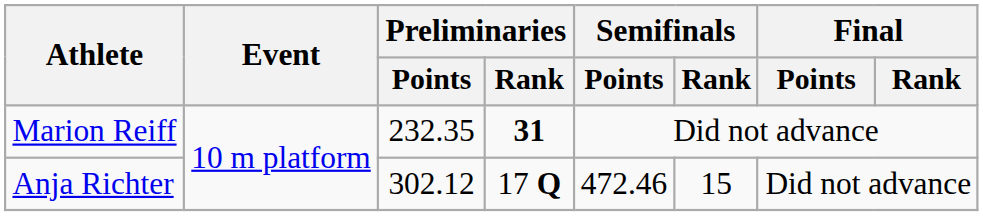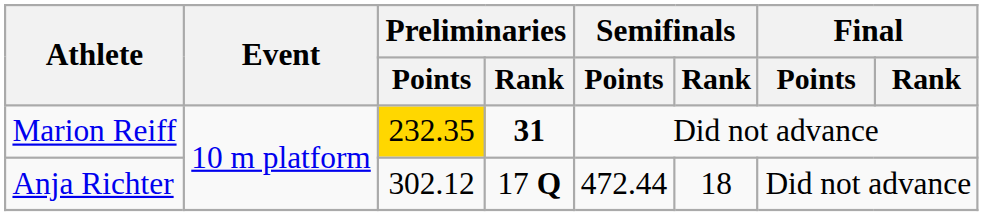(432, 131) no background -> (432, 131) gold background
(624, 183) 472.46 -> (624, 183) 472.44
(716, 183) 15 -> (716, 183) 18
